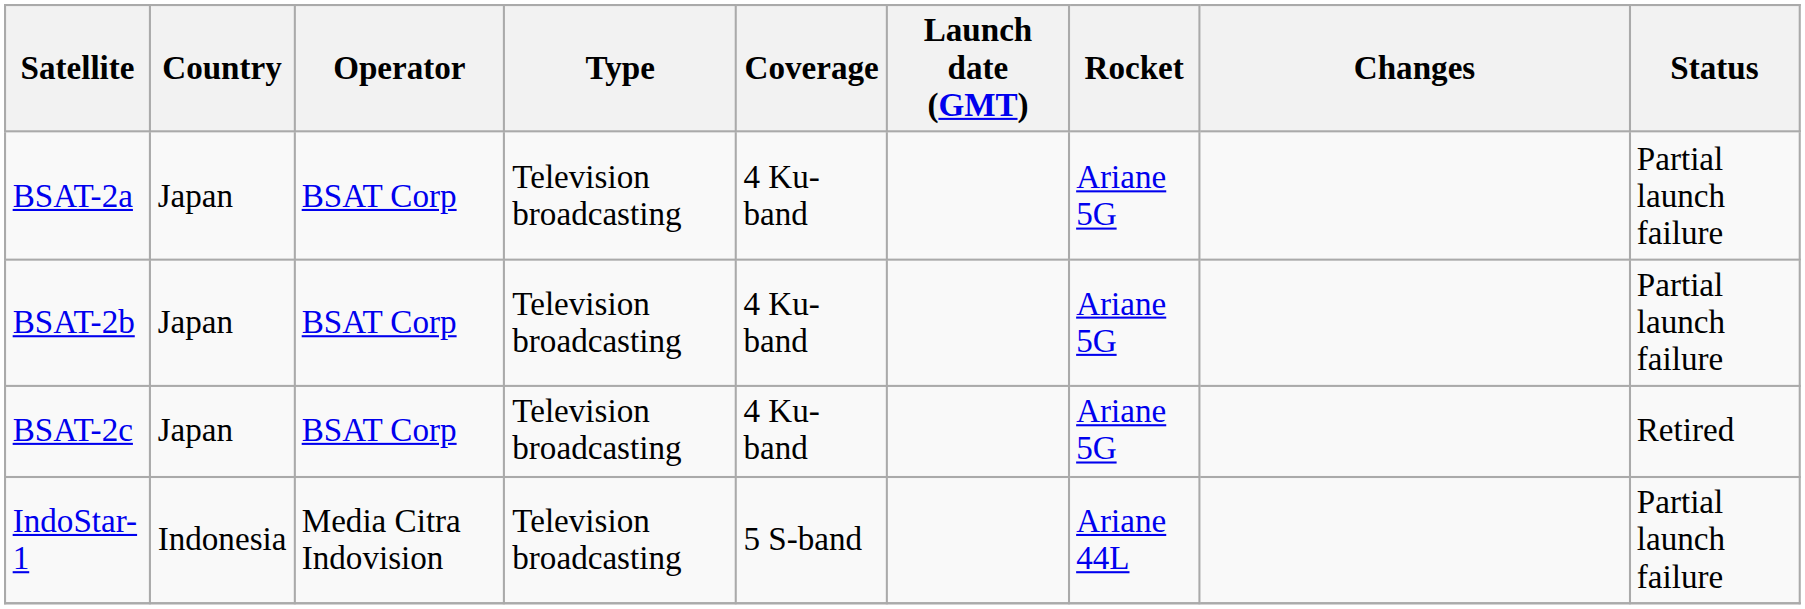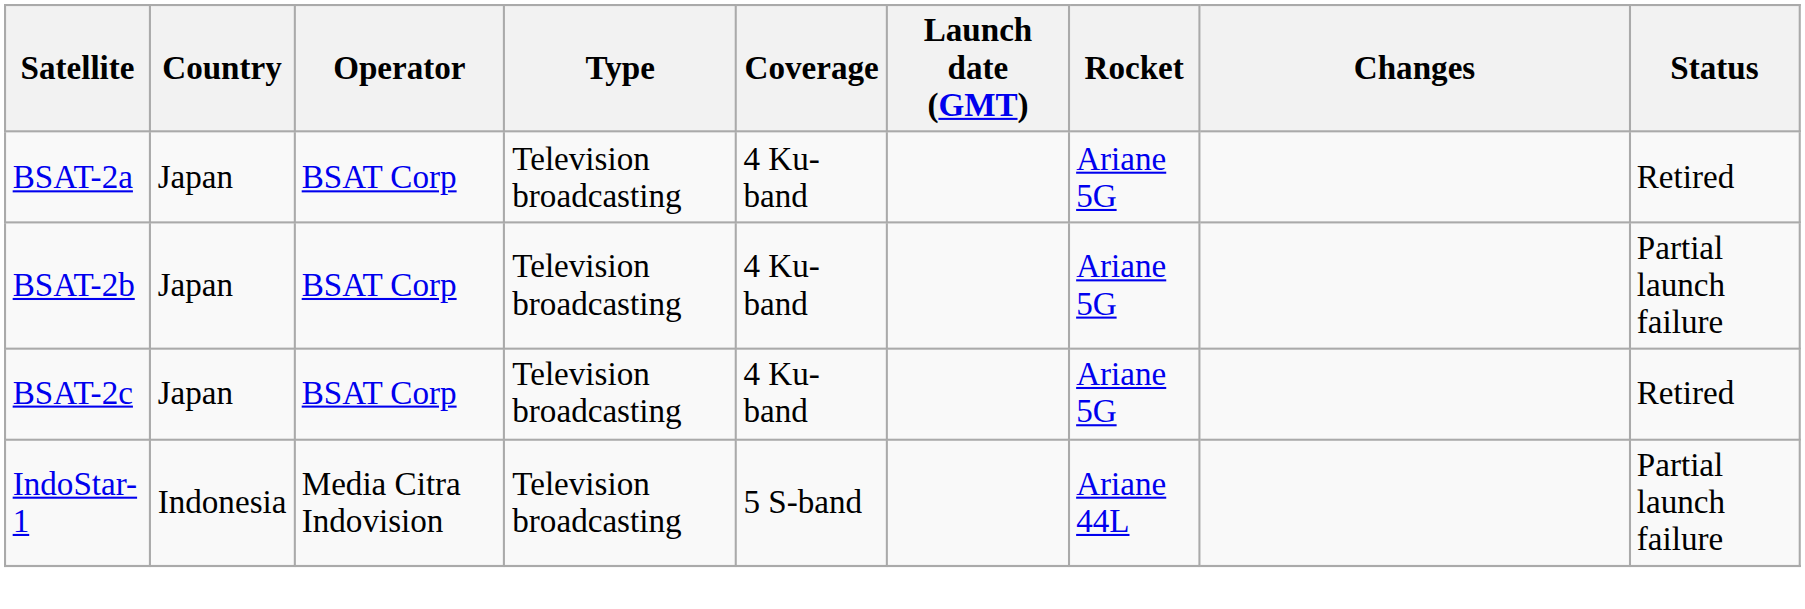(1681, 195) Partial launch failure -> (1686, 176) Retired
